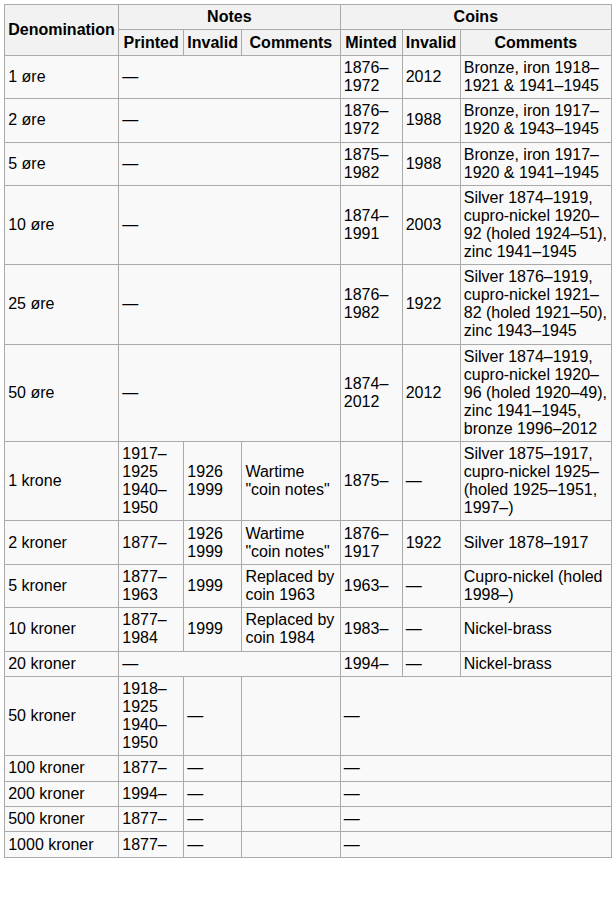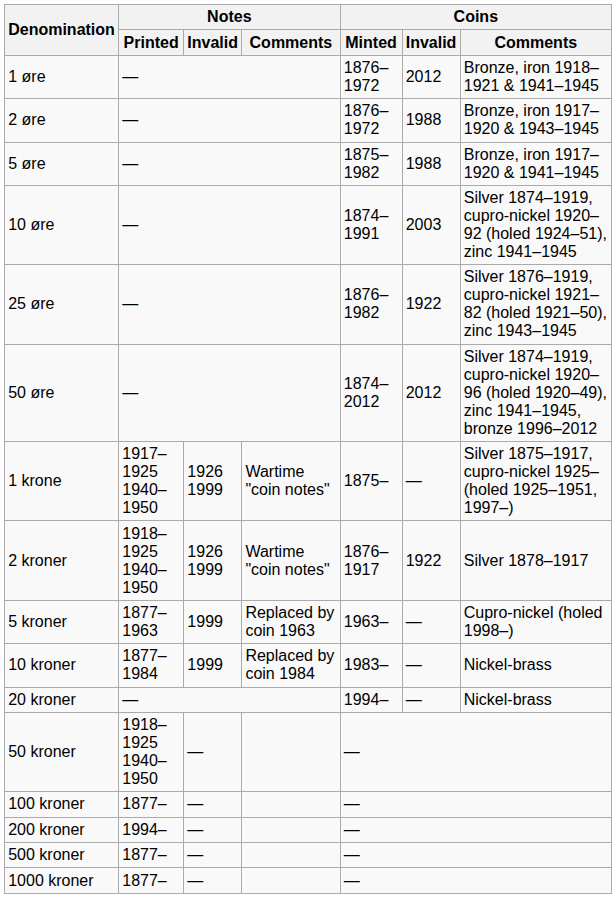(144, 542) 1877– -> (144, 560) 1918–1925 1940–1950
